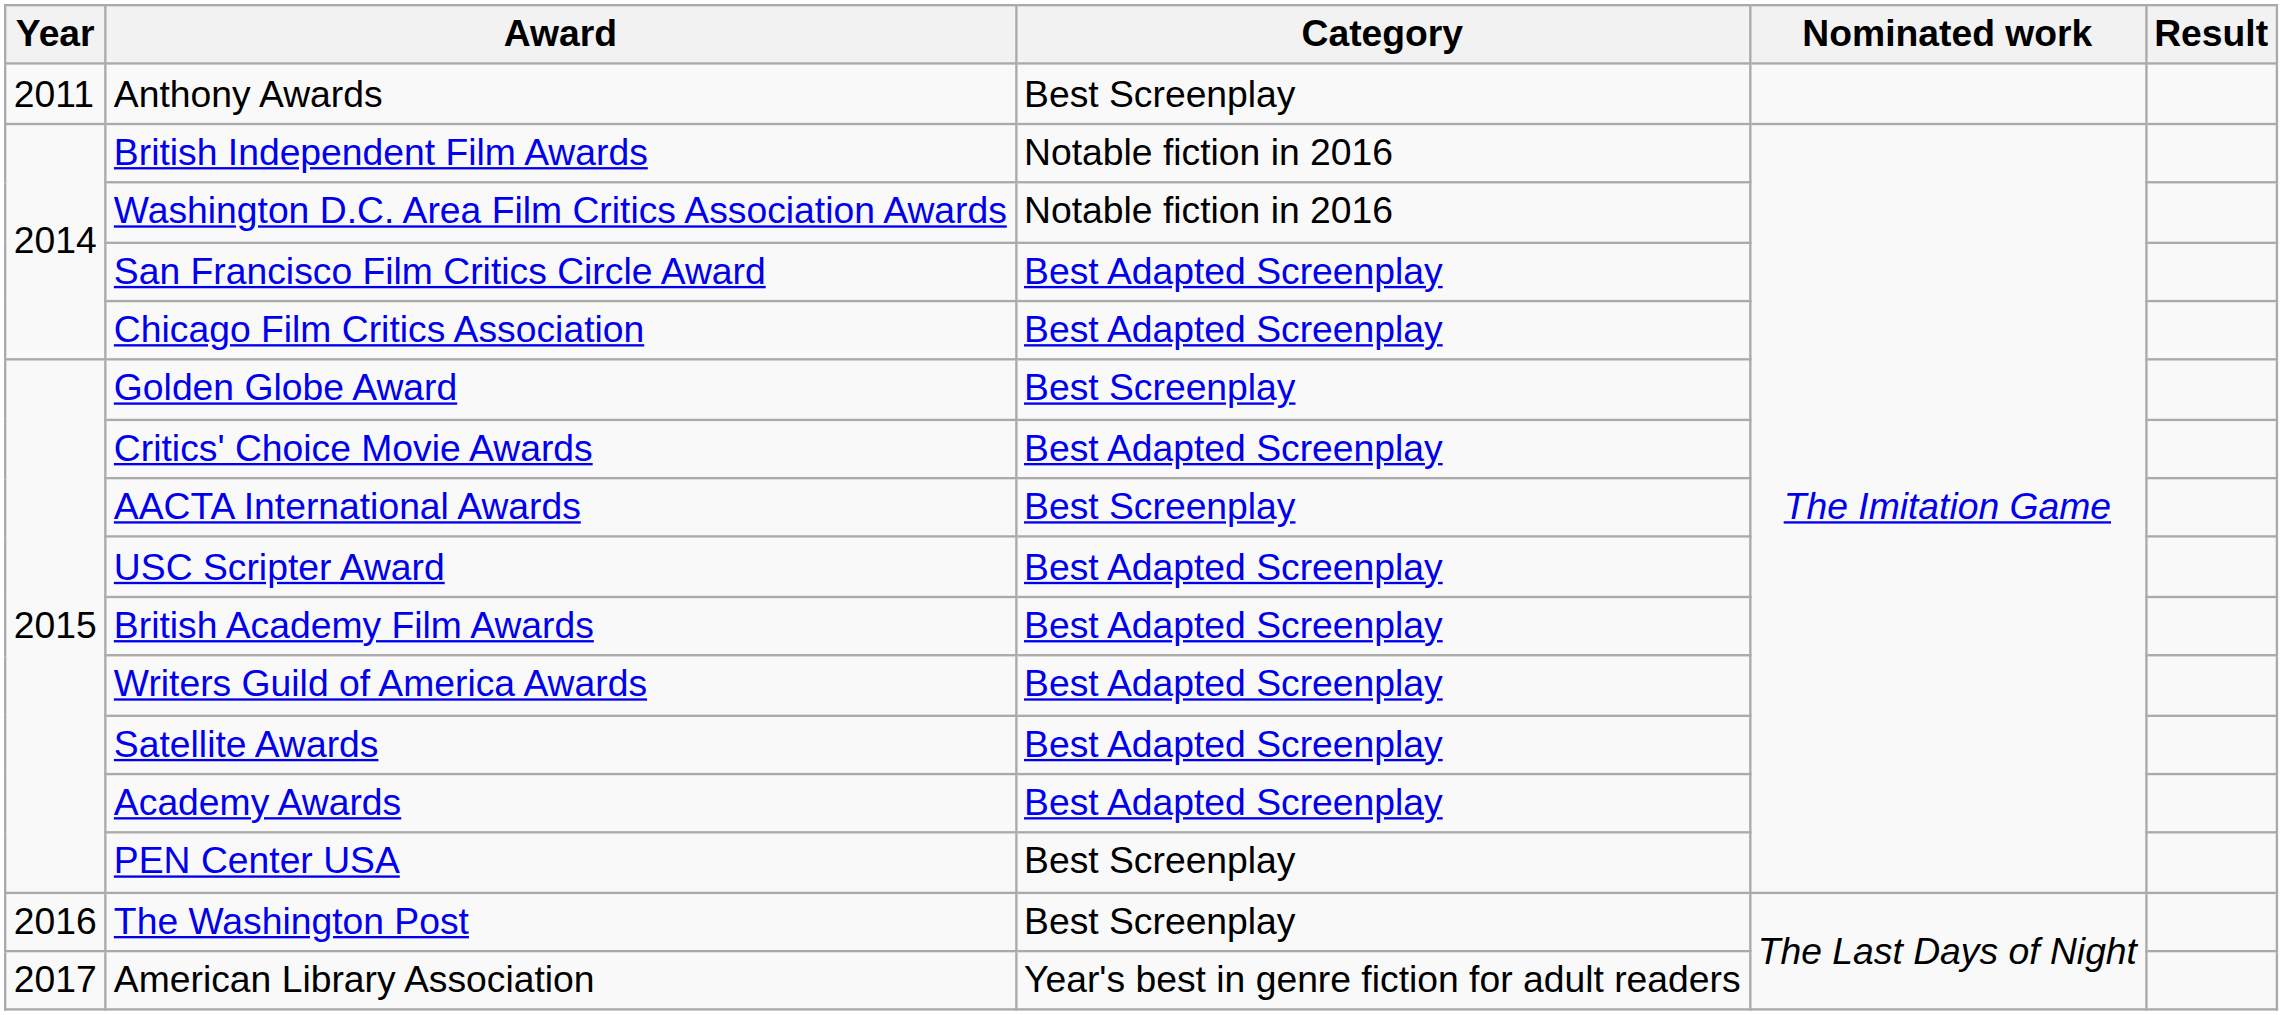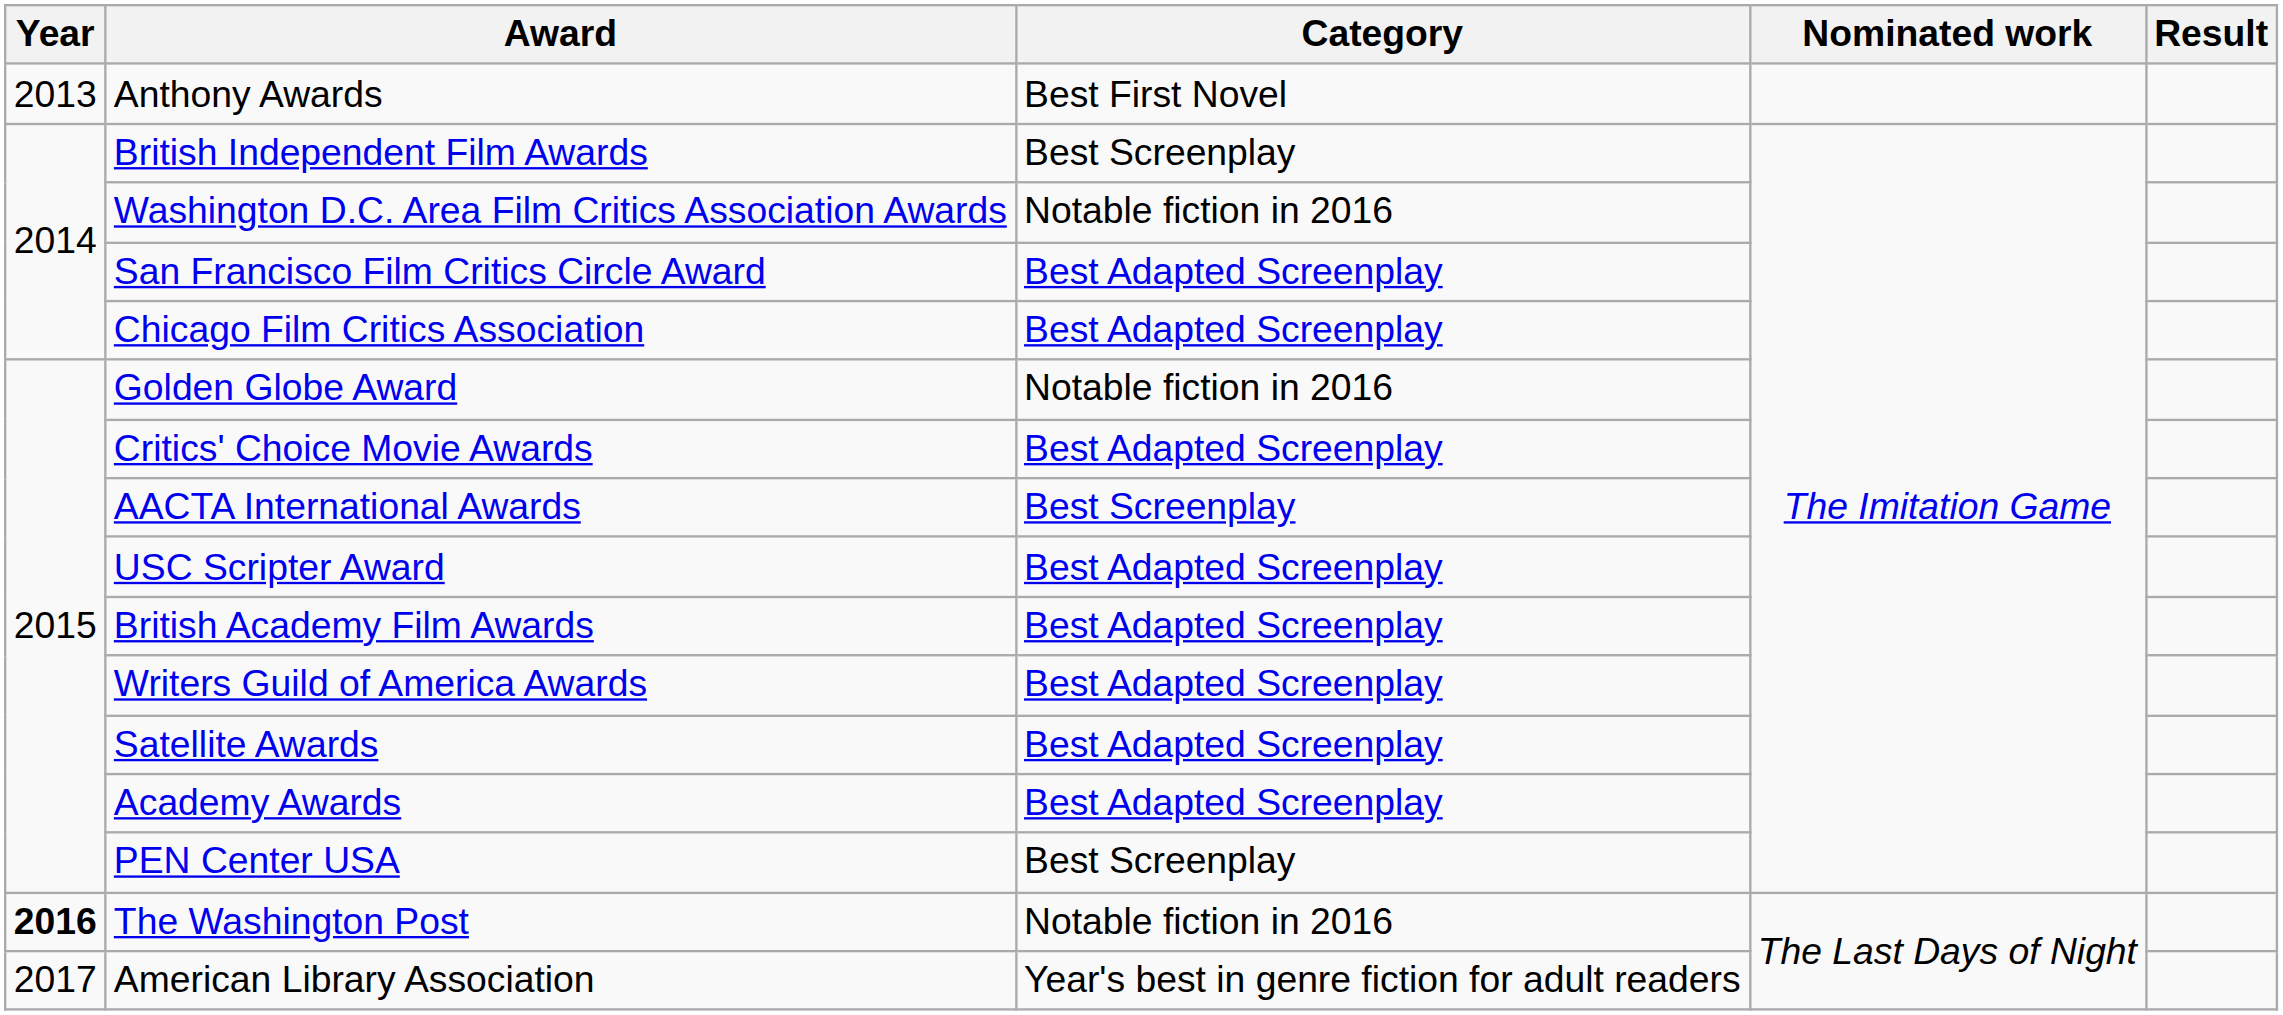(54, 93) 2011 -> (55, 93) 2013
(1160, 93) Best Screenplay -> (1156, 93) Best First Novel
(1208, 152) Notable fiction in 2016 -> (1160, 152) Best Screenplay
(1160, 388) Best Screenplay -> (1208, 388) Notable fiction in 2016
(55, 920) normal -> (55, 920) bold
(1160, 920) Best Screenplay -> (1208, 920) Notable fiction in 2016
